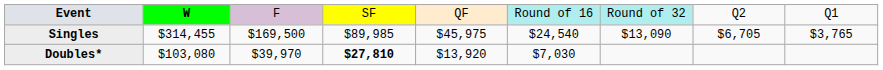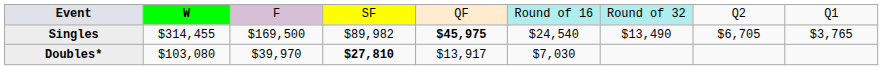(369, 34) $89,985 -> (369, 34) $89,982
(461, 34) normal -> (461, 34) bold
(646, 34) $13,090 -> (646, 34) $13,490
(461, 54) $13,920 -> (461, 54) $13,917
